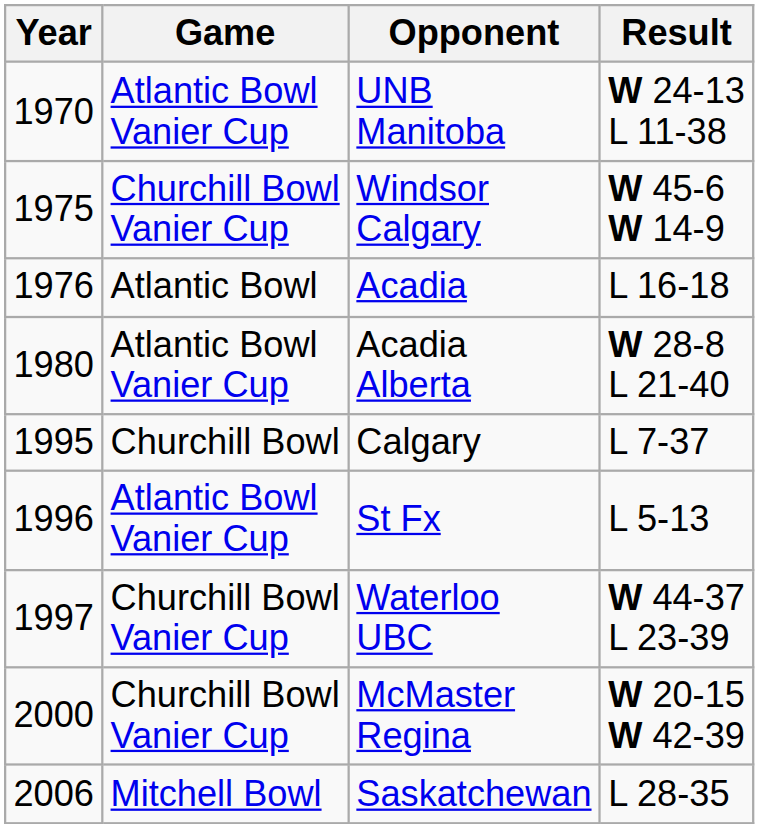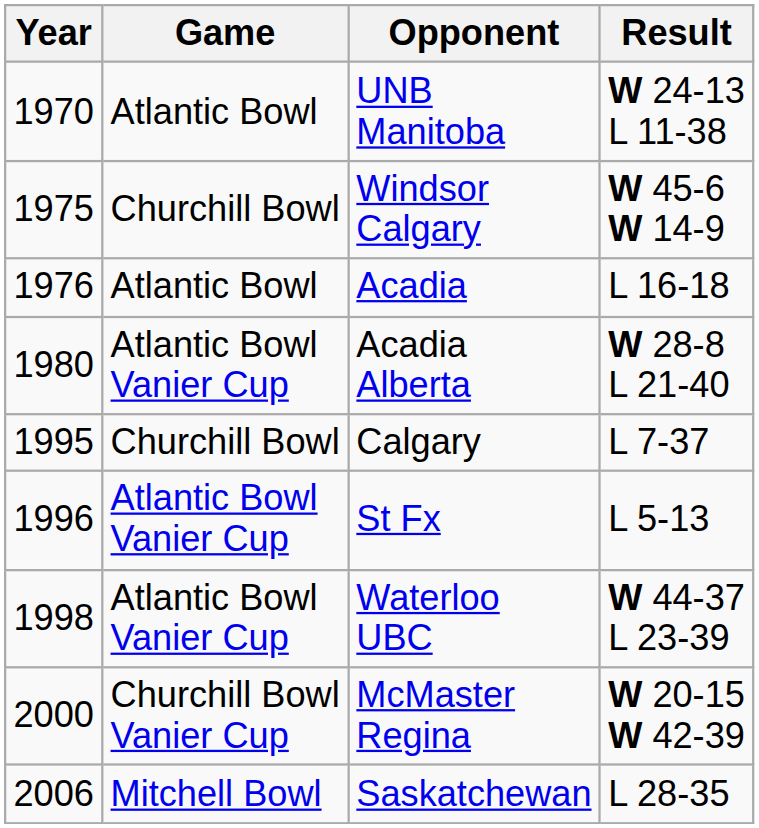(214, 110) Atlantic Bowl Vanier Cup -> (214, 110) Atlantic Bowl
(225, 208) Churchill Bowl Vanier Cup -> (225, 208) Churchill Bowl
(54, 617) 1997 -> (54, 617) 1998
(225, 617) Churchill Bowl Vanier Cup -> (214, 617) Atlantic Bowl Vanier Cup
